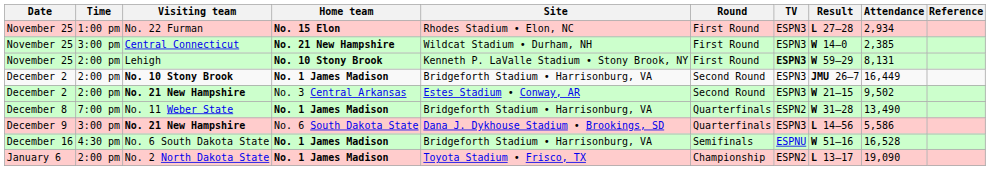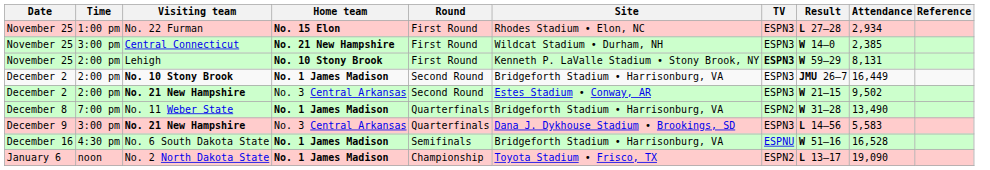columns swapped: (732, 13) <-> (556, 13)
(346, 126) No. 6 South Dakota State -> (340, 126) No. 3 Central Arkansas
(879, 126) 5,586 -> (867, 126) 5,583
(99, 158) 2:00 pm -> (90, 158) noon
